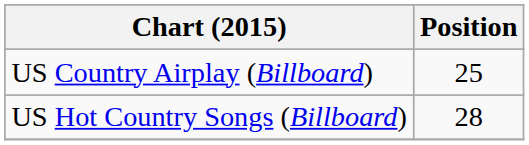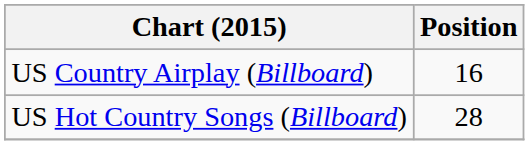(469, 71) 25 -> (469, 71) 16
